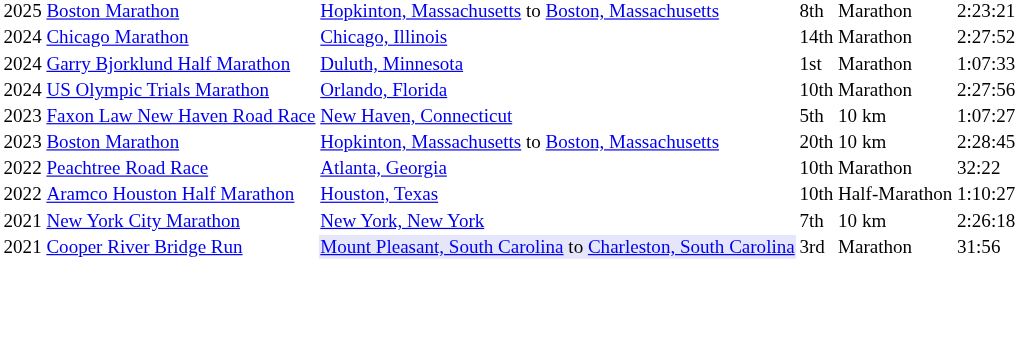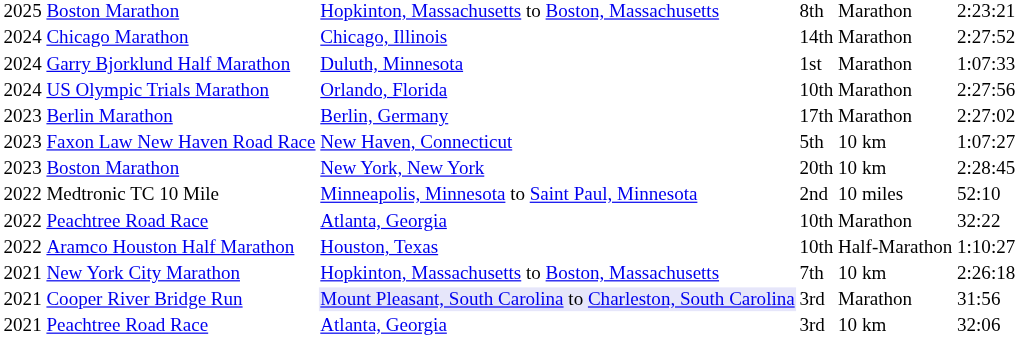+ row: (110, 115)
(520, 142) Hopkinton, Massachusetts to Boston, Massachusetts -> (402, 168) New York, New York
+ row: (133, 194)
(402, 220) New York, New York -> (520, 272) Hopkinton, Massachusetts to Boston, Massachusetts
+ row: (127, 325)
